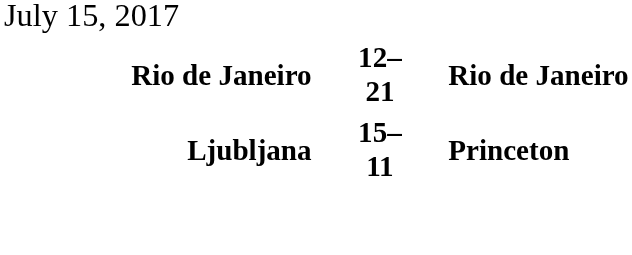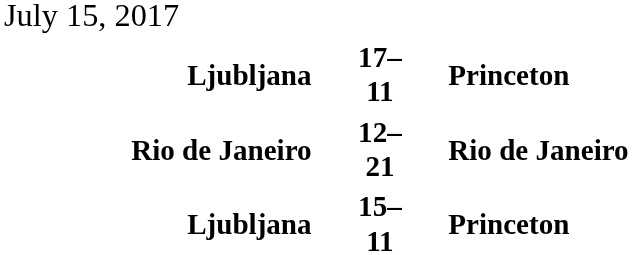+ row: (380, 74)
